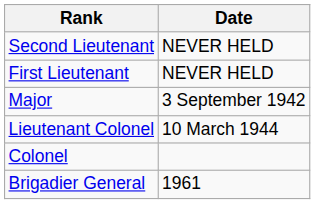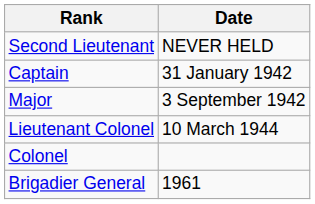- row: (69, 73)
+ row: (39, 73)
